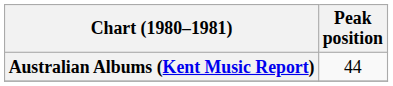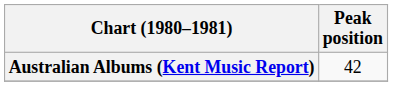(353, 66) 44 -> (353, 66) 42
